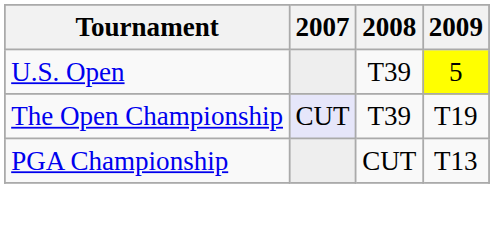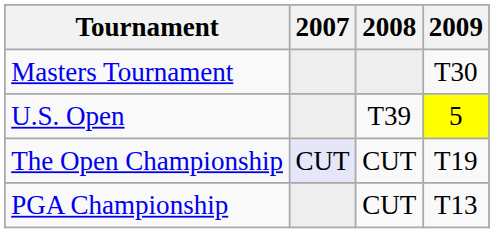+ row: (122, 71)
(389, 116) T39 -> (389, 160) CUT
